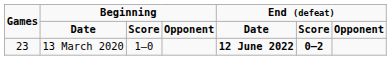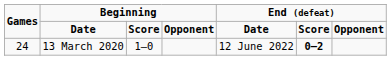(22, 47) 23 -> (22, 47) 24
(256, 47) bold -> (256, 47) normal
